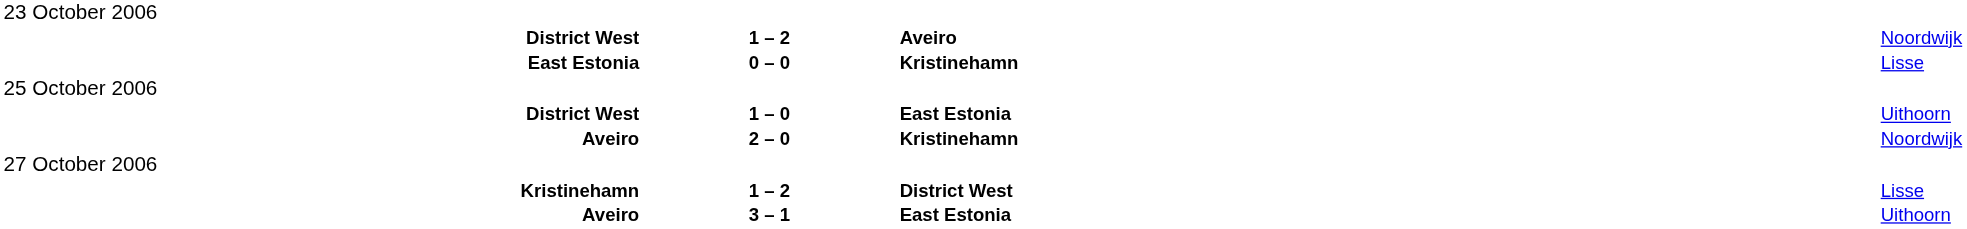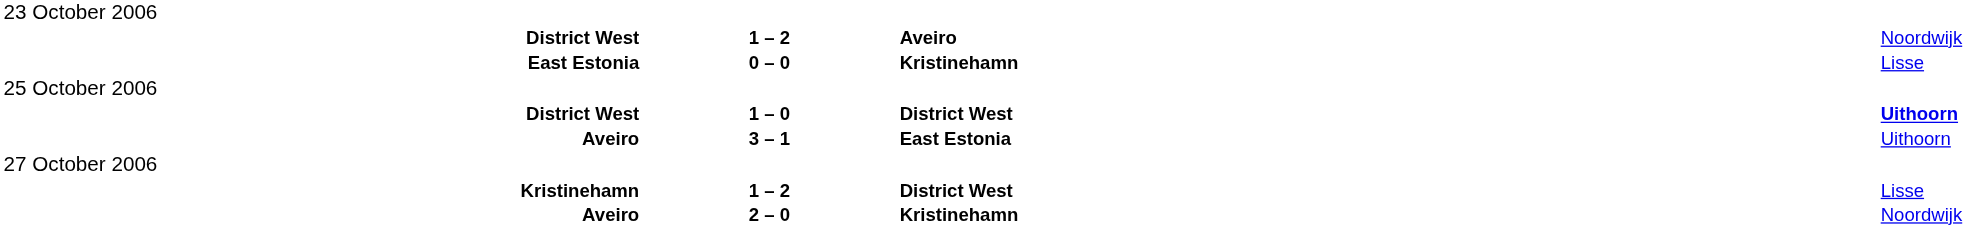(955, 114) East Estonia -> (956, 114) District West
(1916, 114) normal -> (1919, 114) bold
rows swapped: (611, 138) <-> (611, 215)
